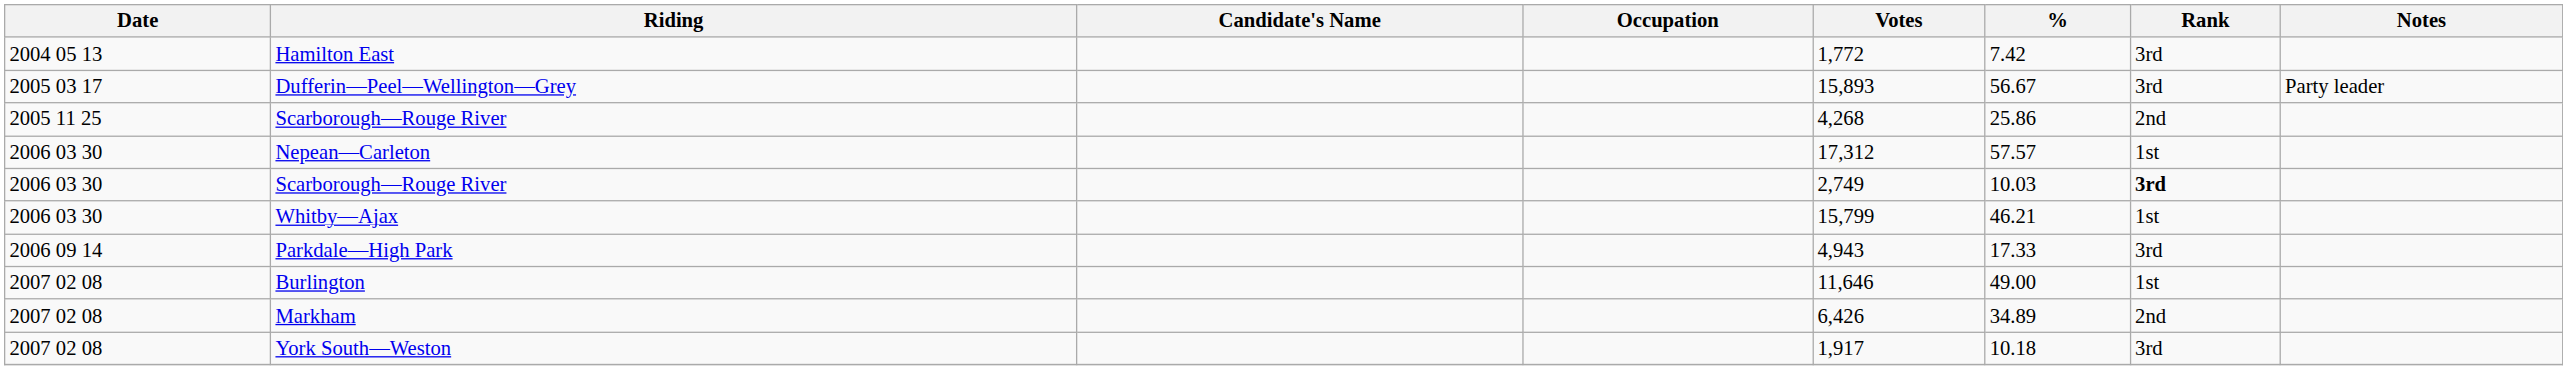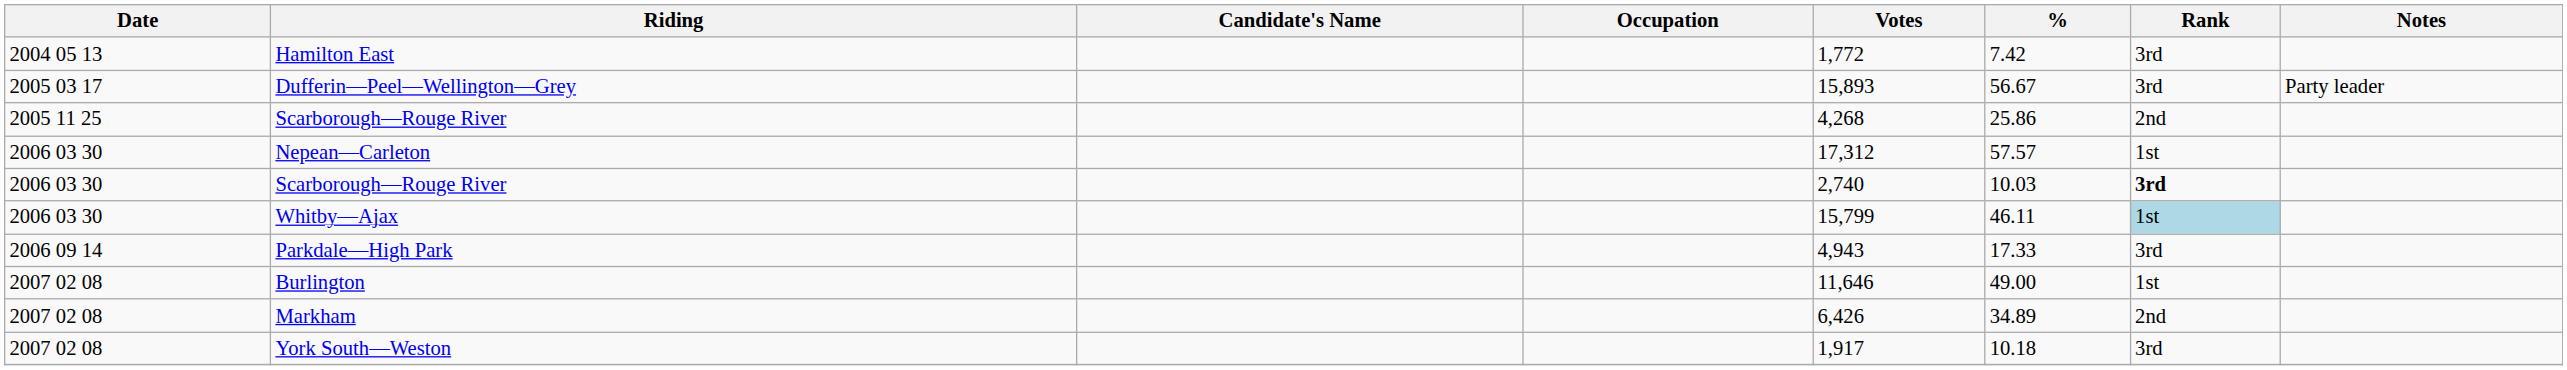(1841, 184) 2,749 -> (1841, 184) 2,740
(2013, 217) 46.21 -> (2013, 217) 46.11
(2147, 217) no background -> (2147, 217) lightblue background
